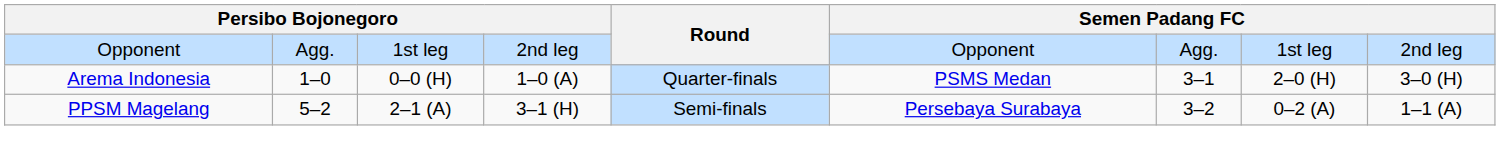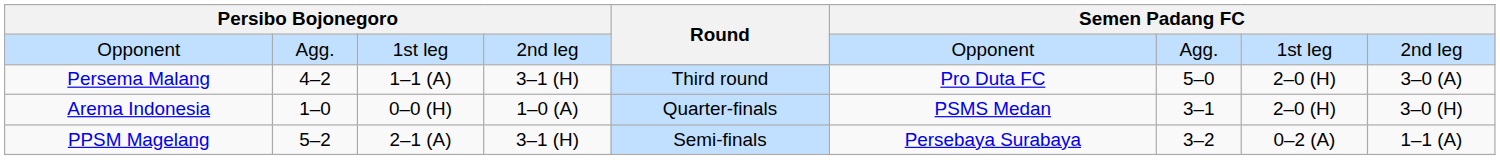+ row: (139, 79)
